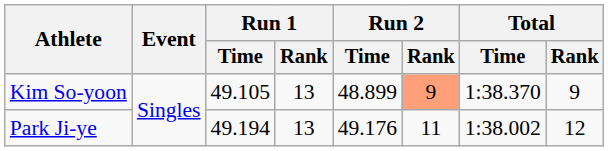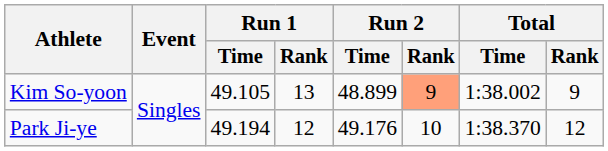(503, 92) 1:38.370 -> (503, 92) 1:38.002
(304, 127) 13 -> (304, 127) 12
(431, 127) 11 -> (431, 127) 10
(503, 127) 1:38.002 -> (503, 127) 1:38.370
